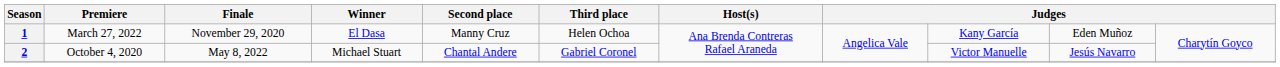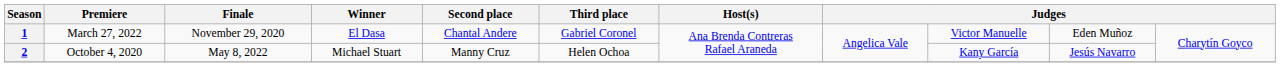(480, 33) Manny Cruz -> (480, 33) Chantal Andere
(599, 33) Helen Ochoa -> (599, 33) Gabriel Coronel
(989, 33) Kany García -> (989, 33) Victor Manuelle
(480, 52) Chantal Andere -> (480, 52) Manny Cruz
(599, 52) Gabriel Coronel -> (599, 52) Helen Ochoa
(989, 52) Victor Manuelle -> (989, 52) Kany García
